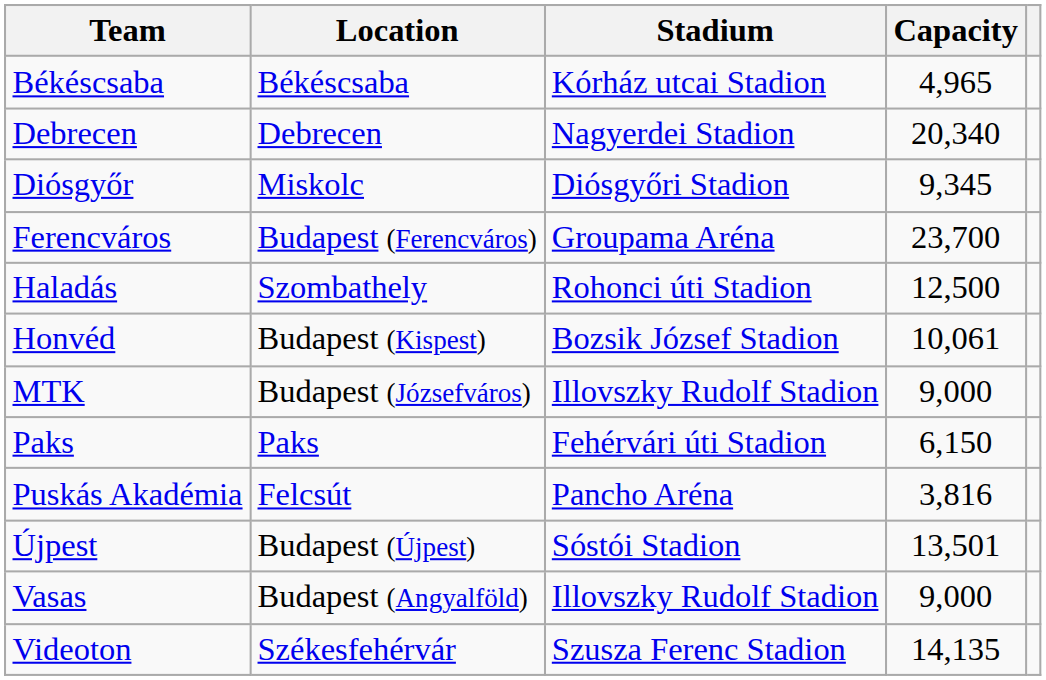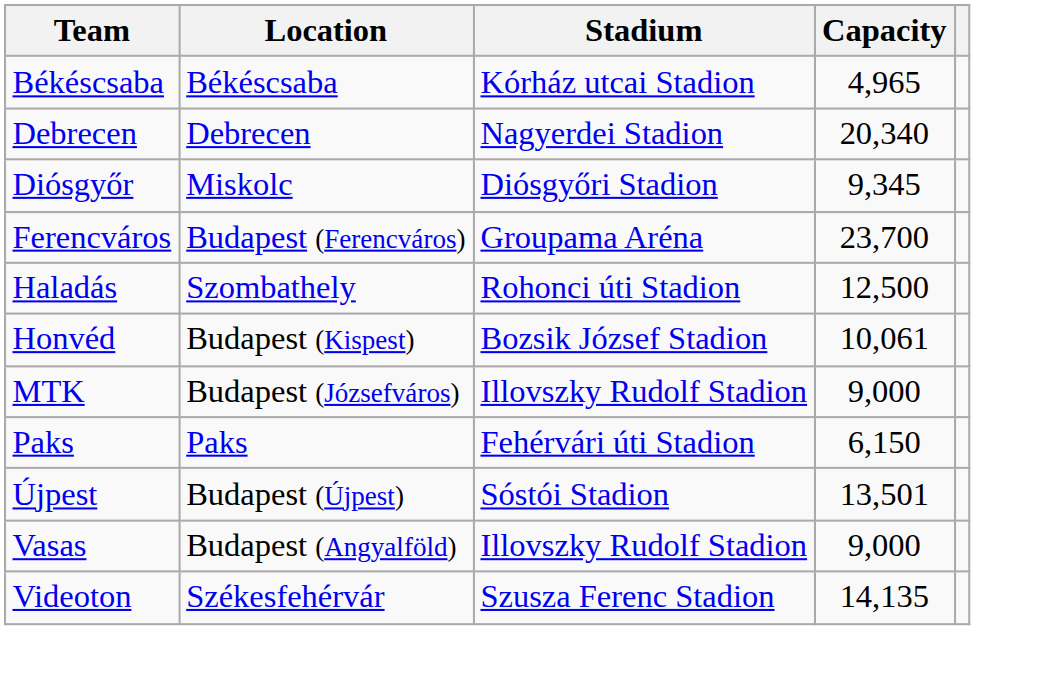- row: (128, 493)
